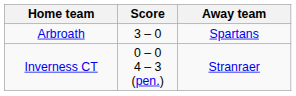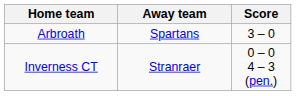columns swapped: (148, 14) <-> (234, 14)
